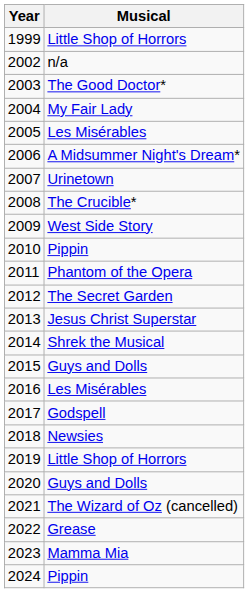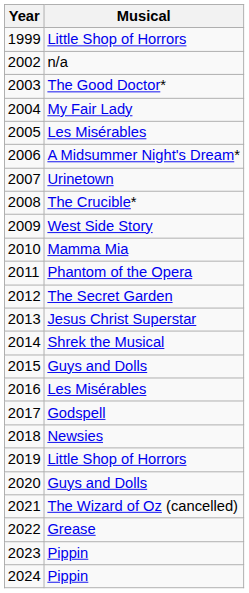(68, 249) Pippin -> (88, 249) Mamma Mia
(88, 553) Mamma Mia -> (68, 553) Pippin
